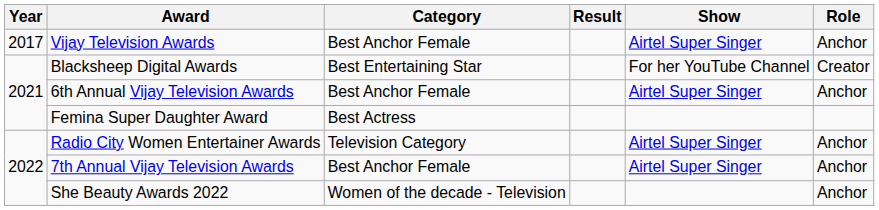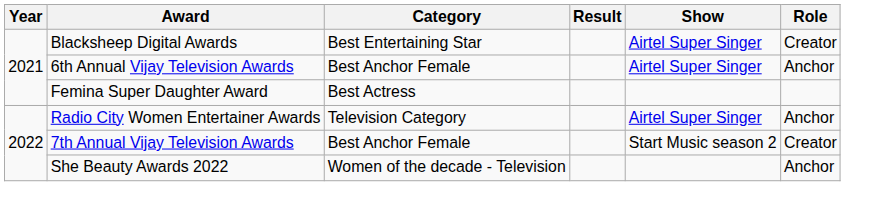- row: (133, 42)
(719, 67) For her YouTube Channel -> (695, 42) Airtel Super Singer
(695, 167) Airtel Super Singer -> (703, 142) Start Music season 2
(842, 167) Anchor -> (810, 142) Creator
